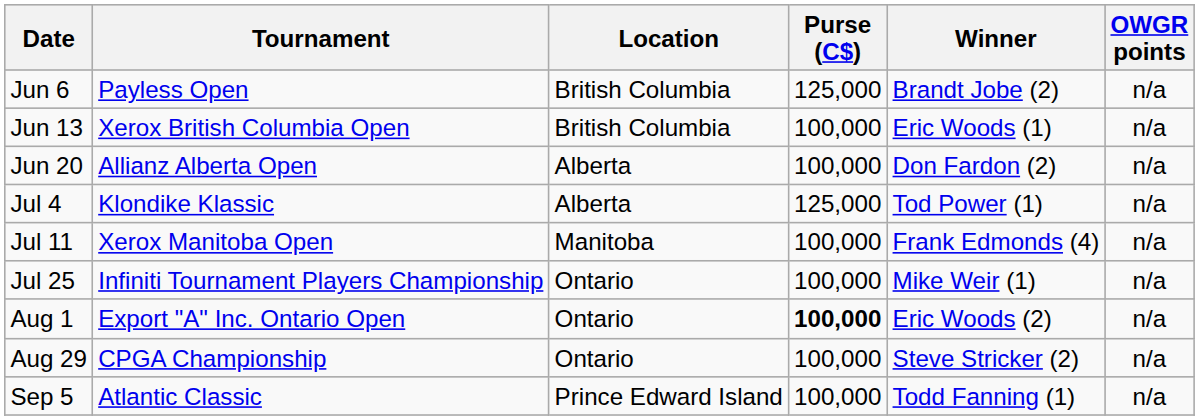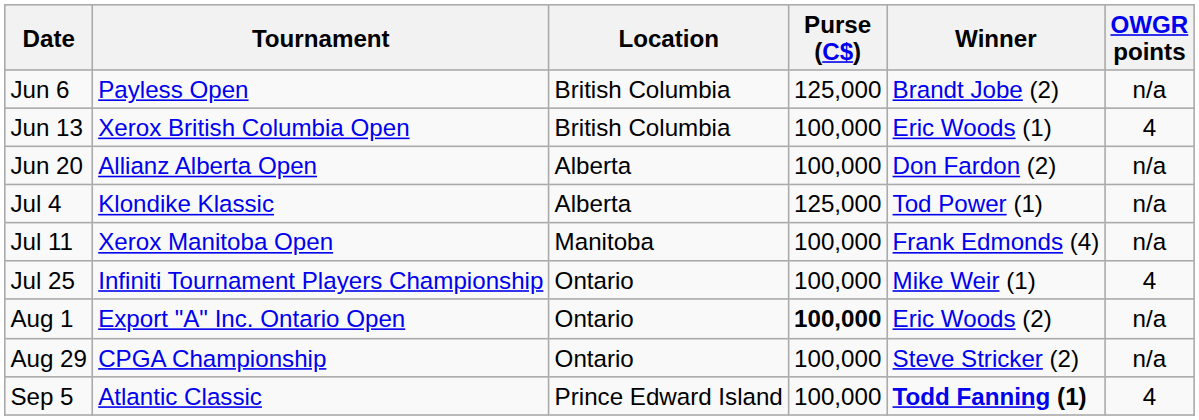(1149, 128) n/a -> (1149, 128) 4
(1149, 281) n/a -> (1149, 281) 4
(984, 395) normal -> (990, 395) bold
(1149, 395) n/a -> (1149, 395) 4
